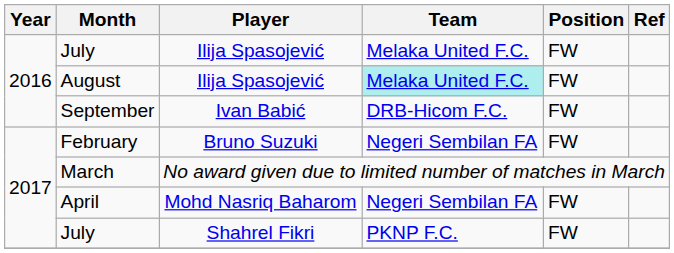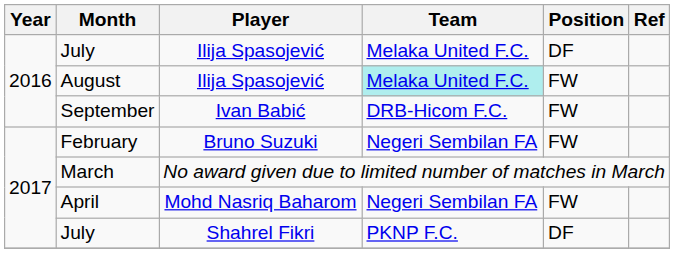(563, 50) FW -> (561, 50) DF
(563, 232) FW -> (561, 232) DF
